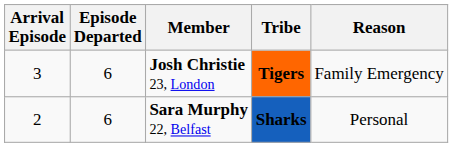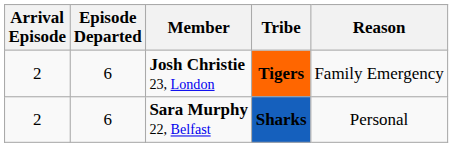(37, 73) 3 -> (37, 73) 2
